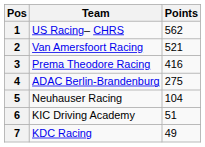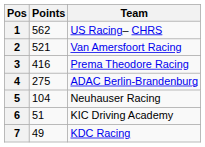columns swapped: (96, 13) <-> (181, 13)
